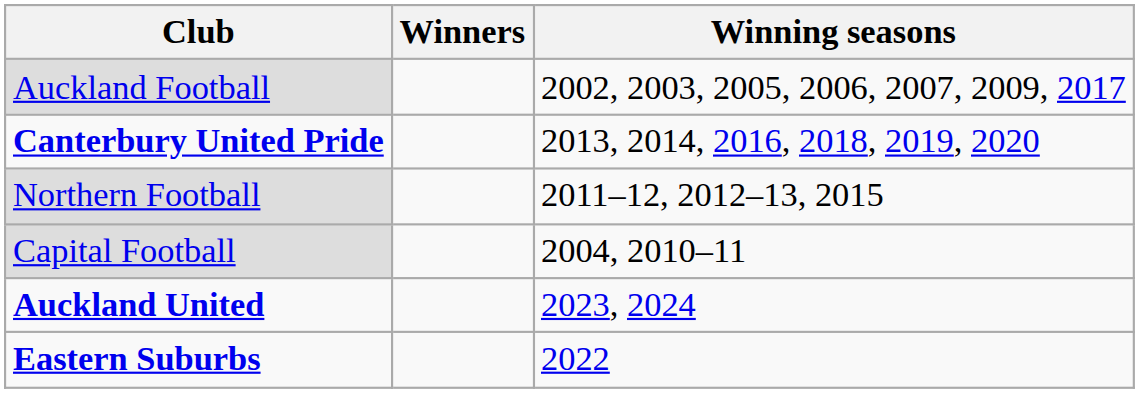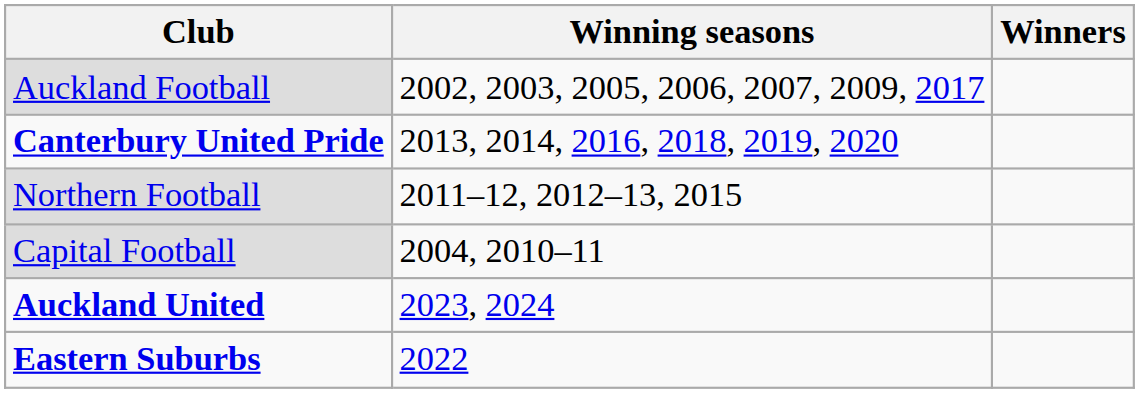columns swapped: (462, 31) <-> (833, 31)
